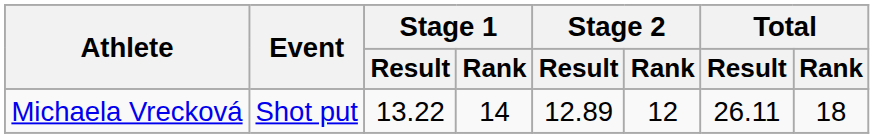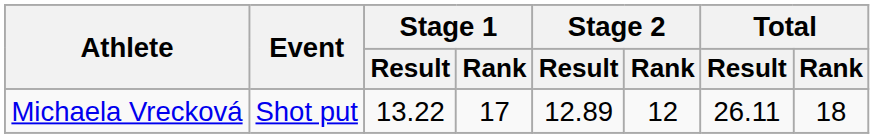(494, 112) 14 -> (494, 112) 17
